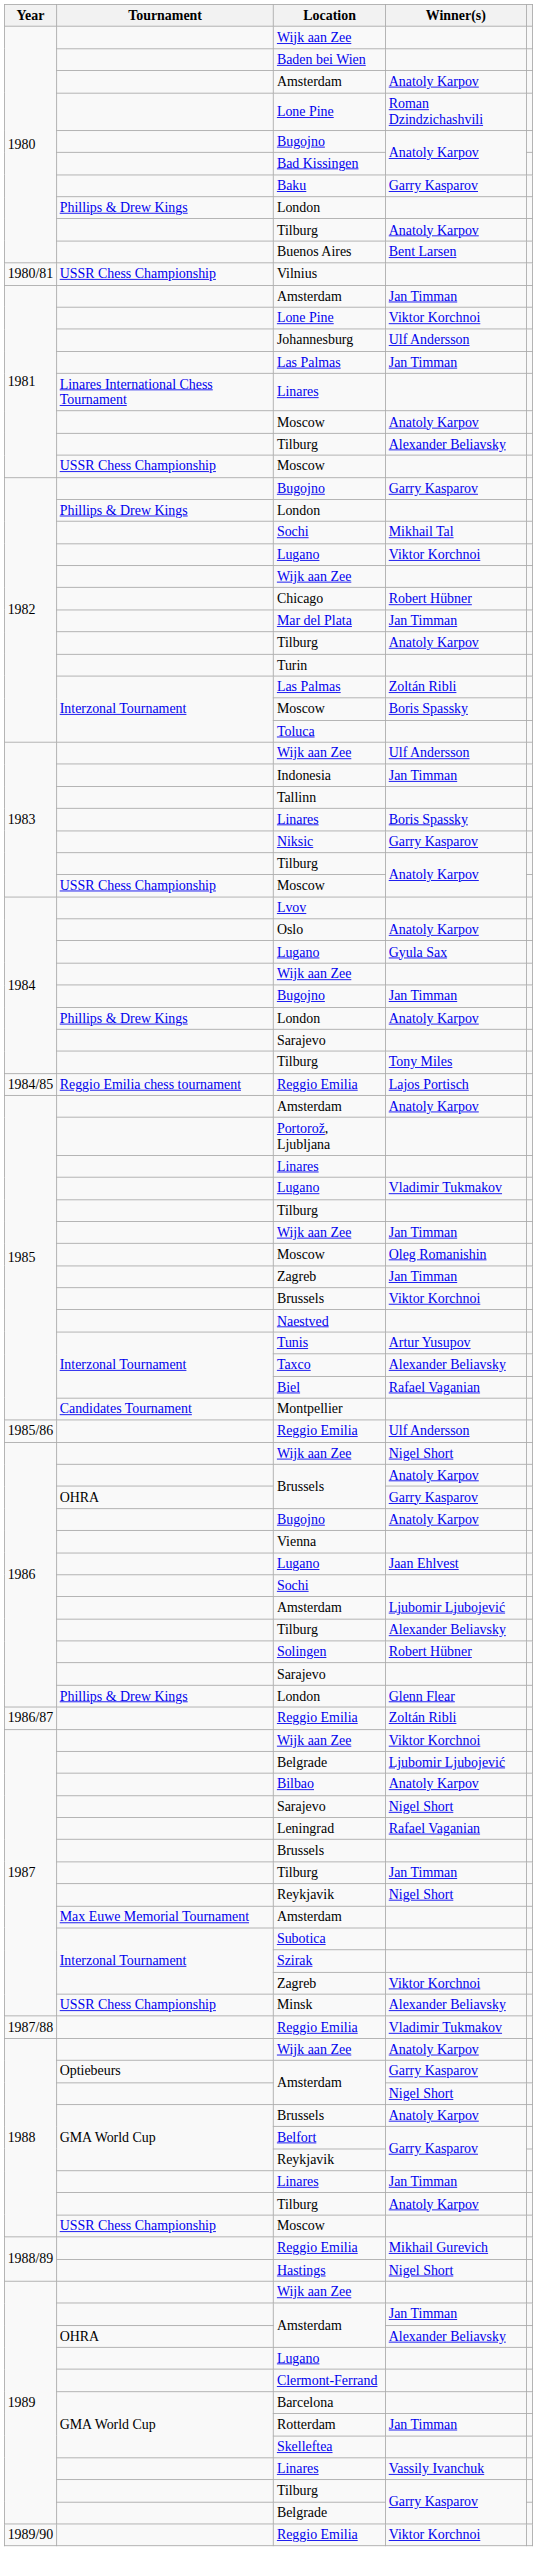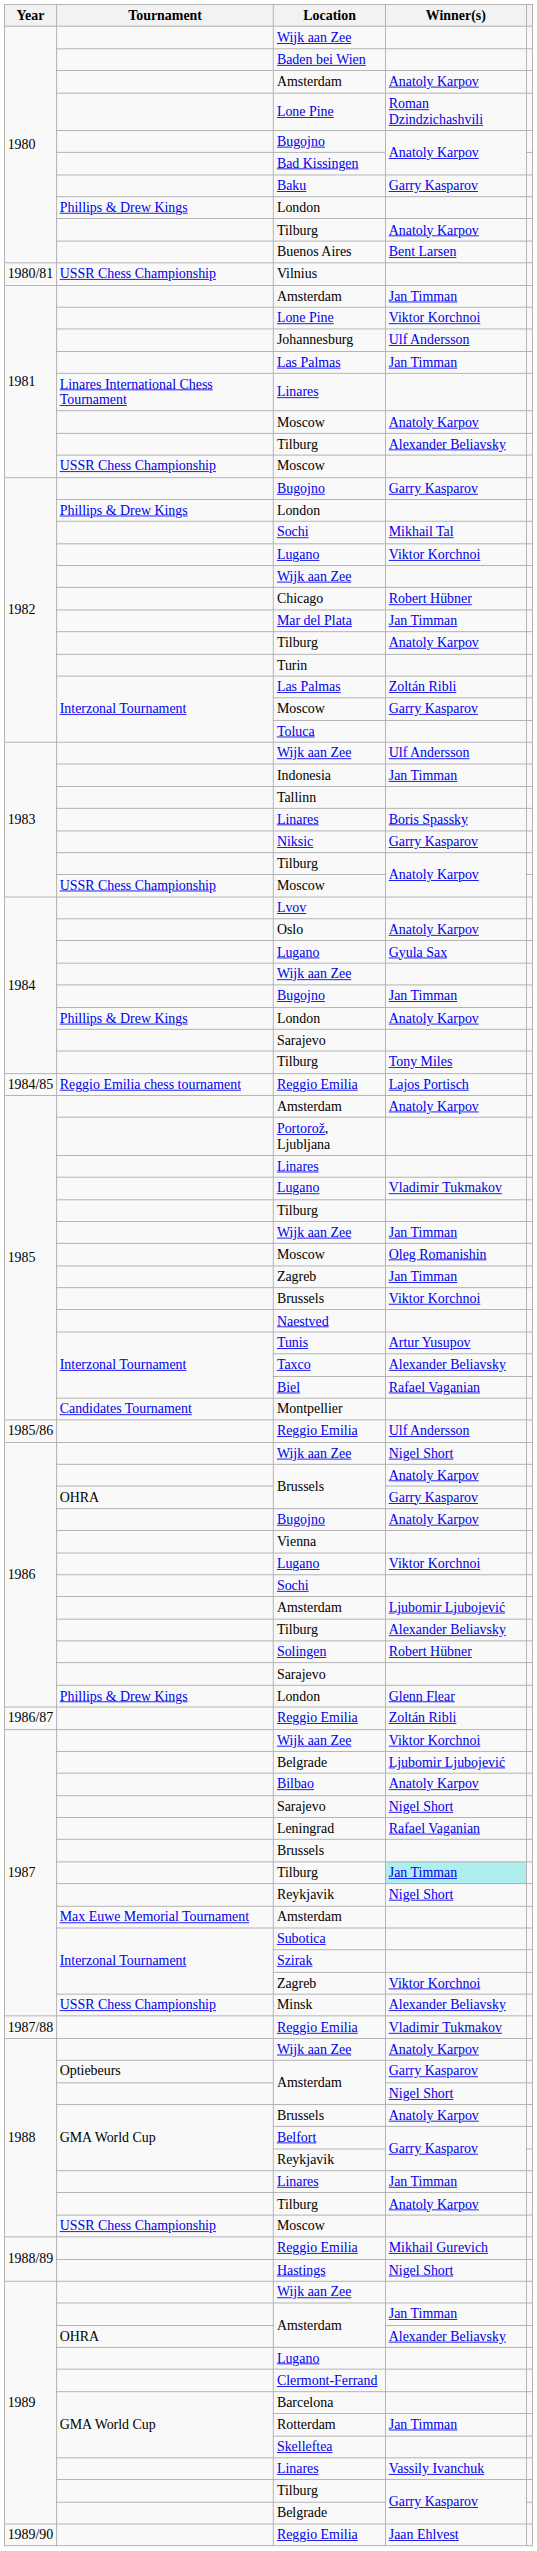(428, 709) Boris Spassky -> (433, 709) Garry Kasparov
(424, 1563) Jaan Ehlvest -> (435, 1563) Viktor Korchnoi
(423, 1872) no background -> (423, 1872) paleturquoise background
(435, 2535) Viktor Korchnoi -> (424, 2535) Jaan Ehlvest
